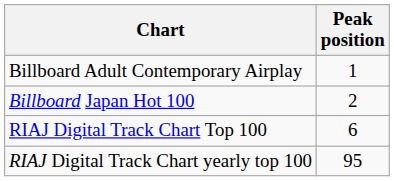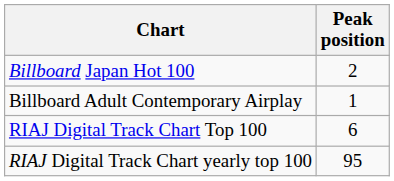rows swapped: (102, 100) <-> (156, 70)
